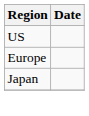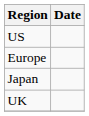+ row: (17, 100)
